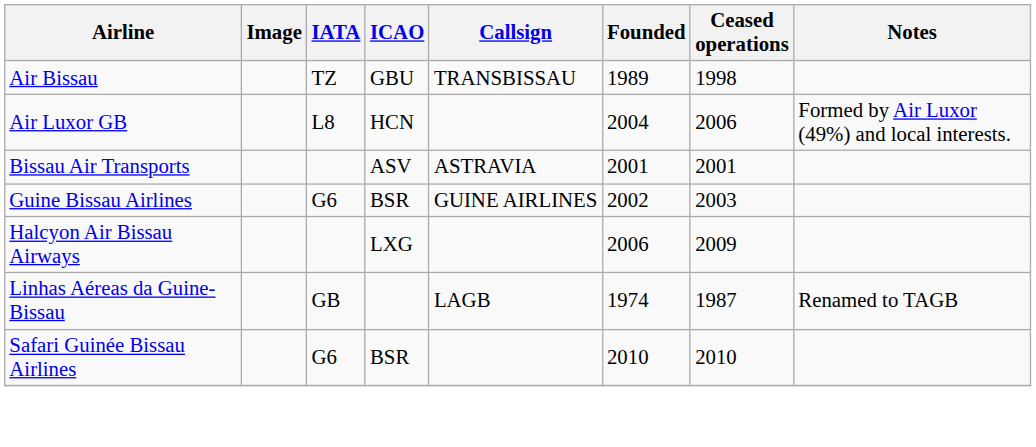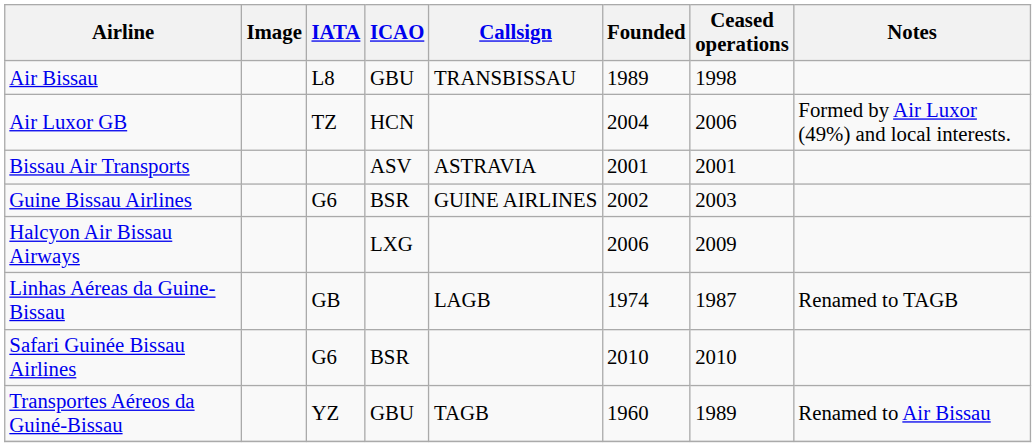(324, 77) TZ -> (323, 77) L8
(323, 122) L8 -> (324, 122) TZ
+ row: (102, 413)
